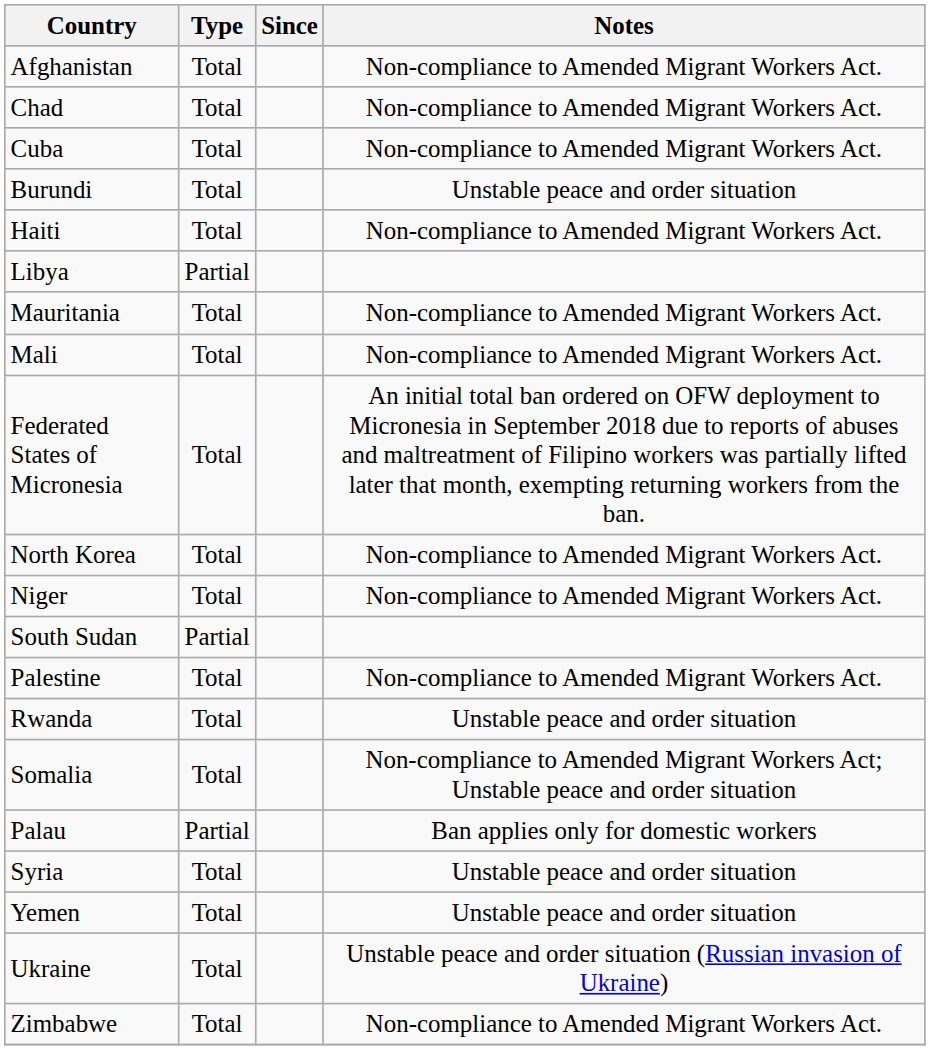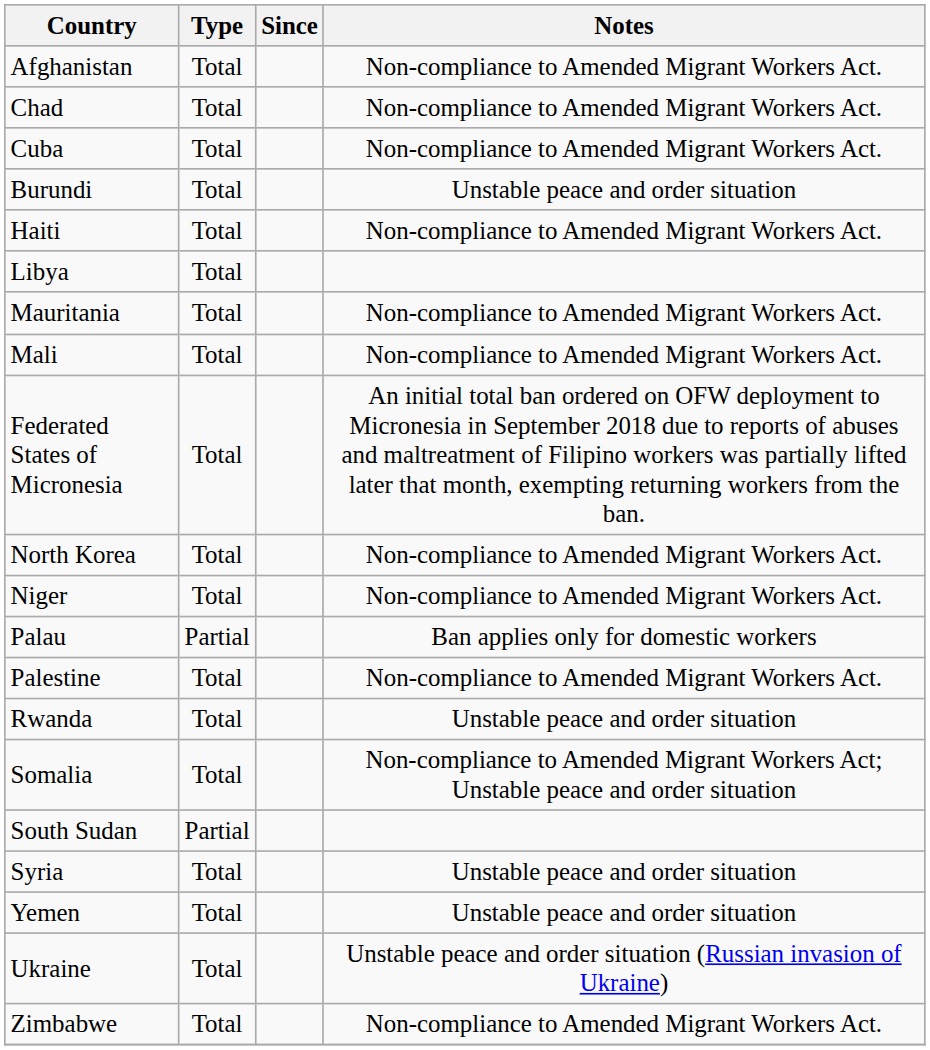(217, 271) Partial -> (217, 271) Total
rows swapped: (38, 830) <-> (74, 636)
